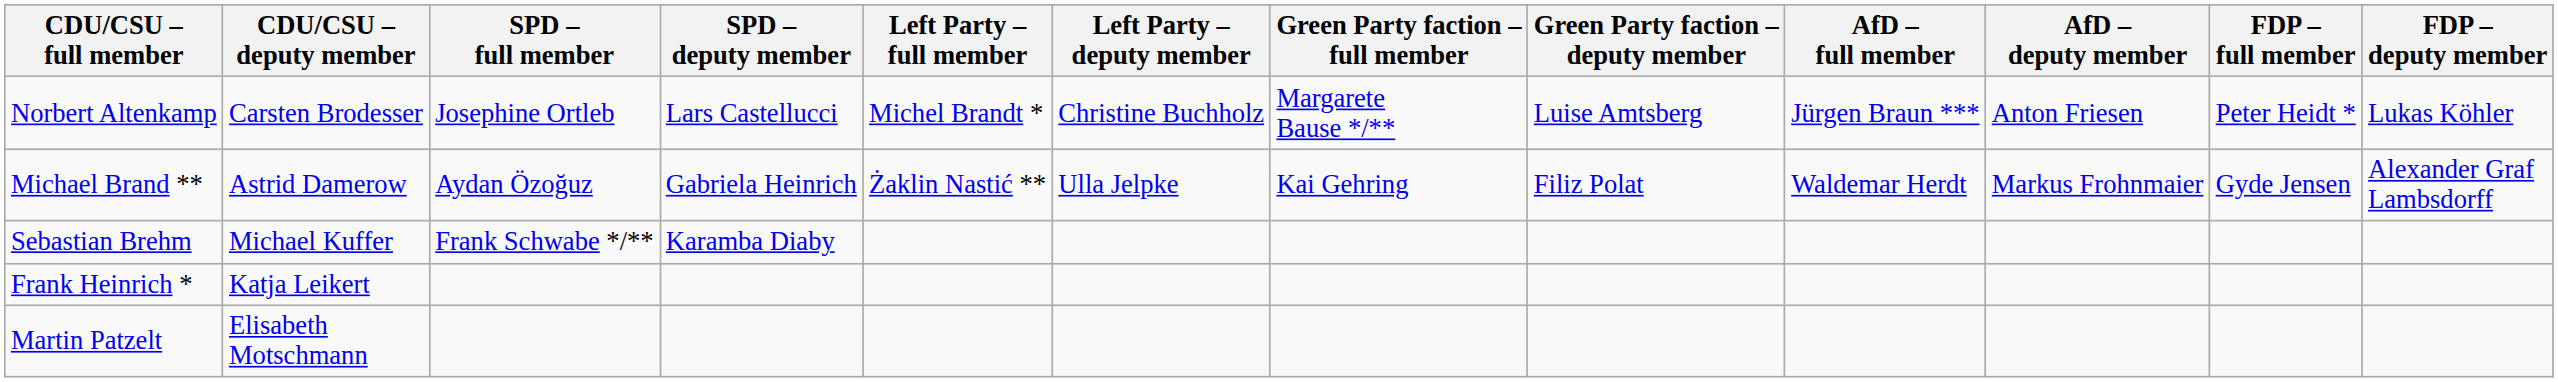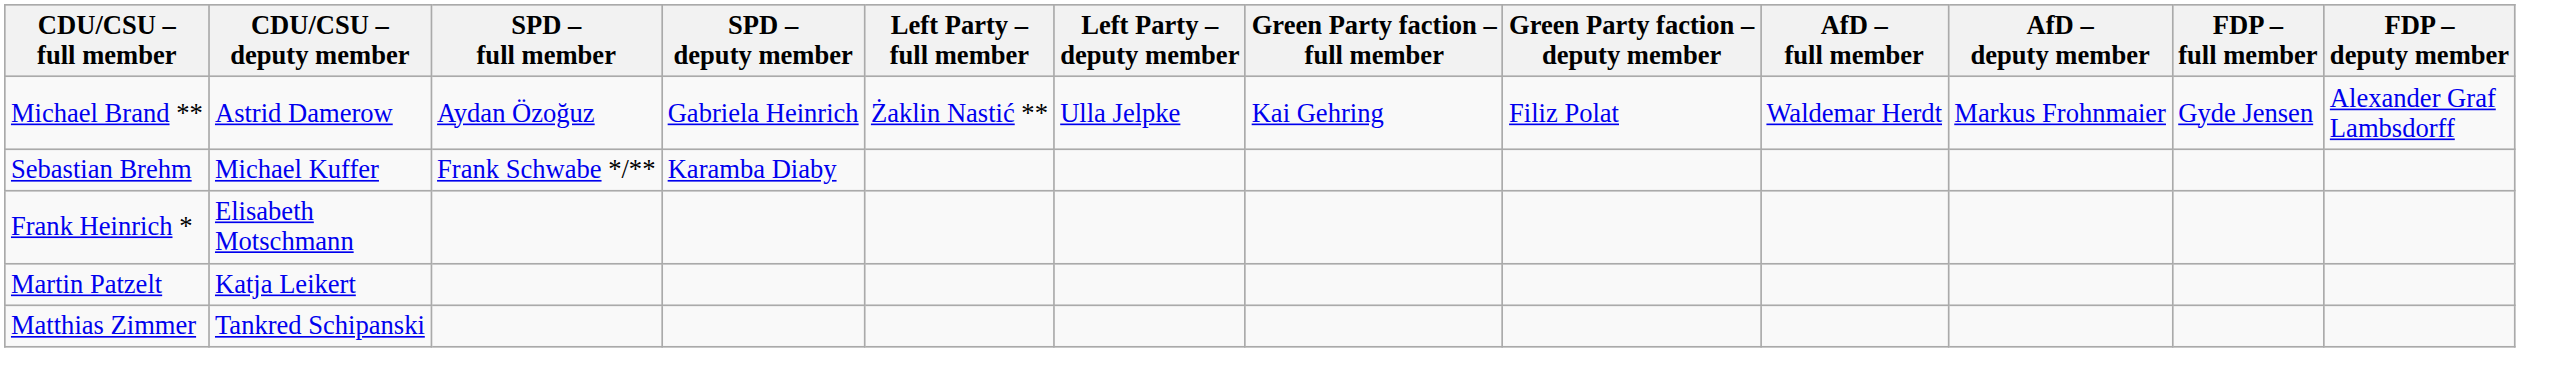- row: (114, 112)
(299, 283) Katja Leikert -> (284, 226) Elisabeth Motschmann
(298, 340) Elisabeth Motschmann -> (285, 283) Katja Leikert
+ row: (104, 325)
